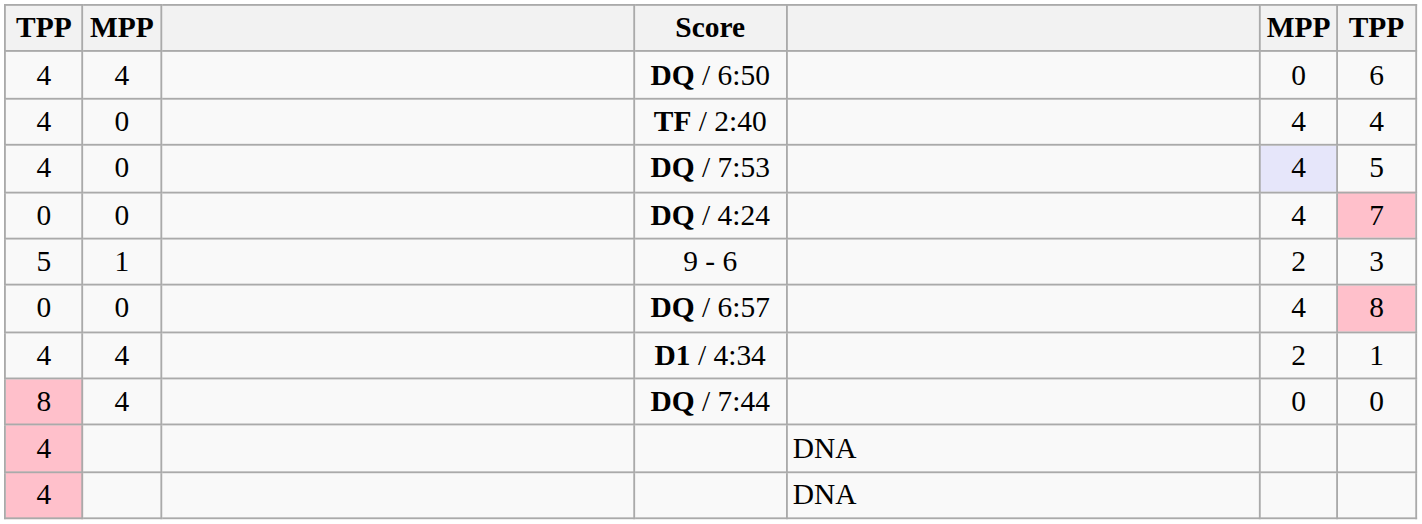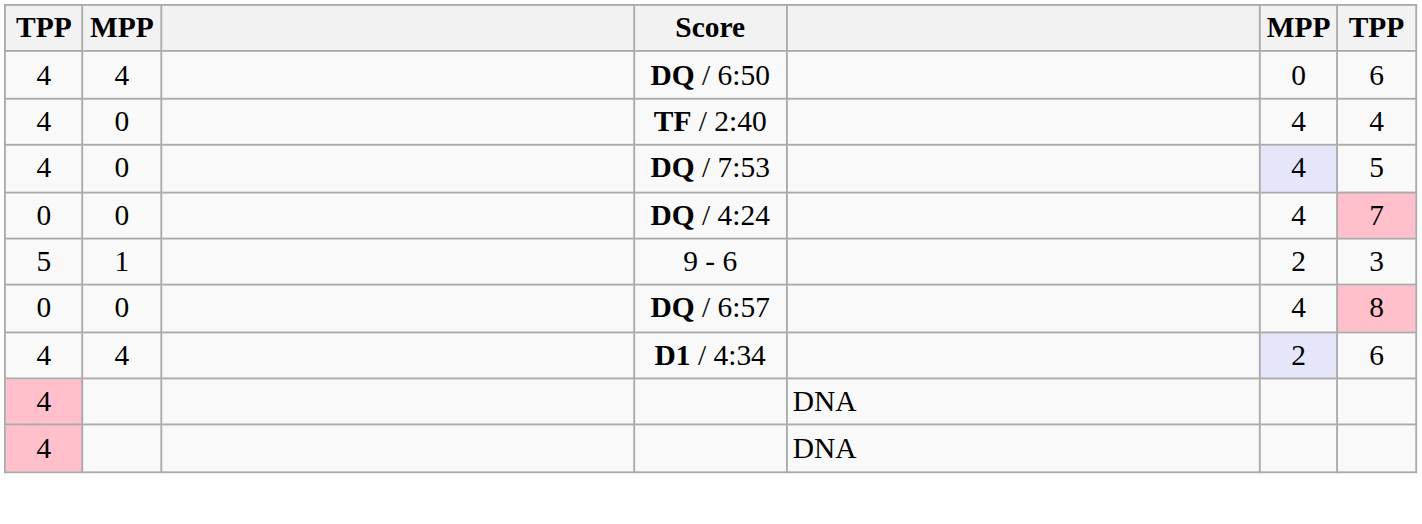(1299, 354) no background -> (1299, 354) lavender background
(1377, 354) 1 -> (1377, 354) 6
- row: (44, 401)
